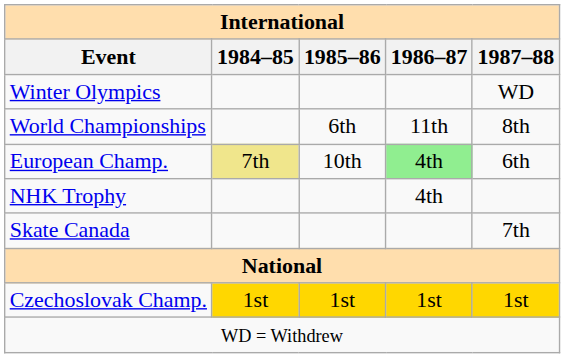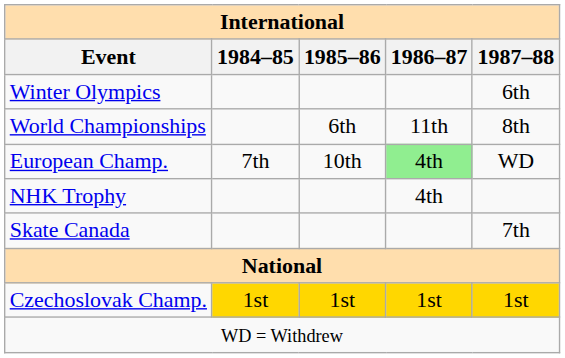(516, 91) WD -> (516, 91) 6th
(255, 160) khaki background -> (255, 160) no background
(516, 160) 6th -> (516, 160) WD
